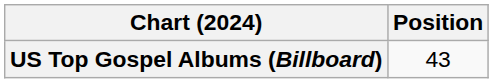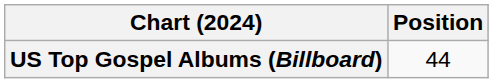(438, 58) 43 -> (438, 58) 44
